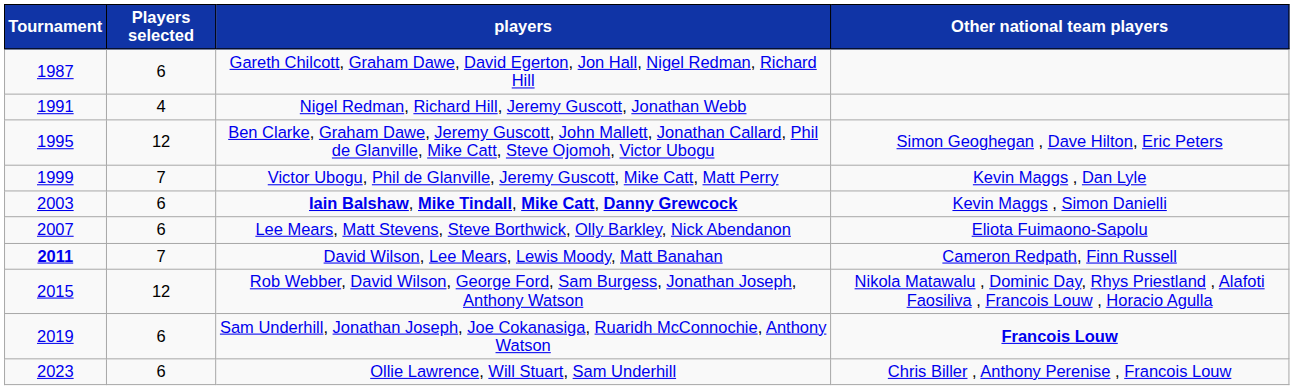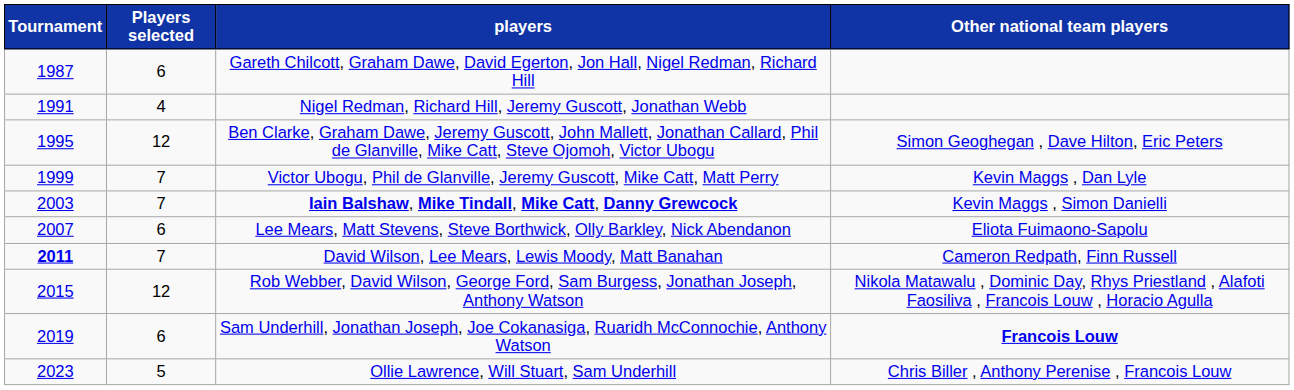(161, 203) 6 -> (161, 203) 7
(161, 371) 6 -> (161, 371) 5
